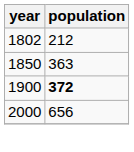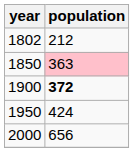(61, 64) no background -> (61, 64) pink background
+ row: (25, 111)
